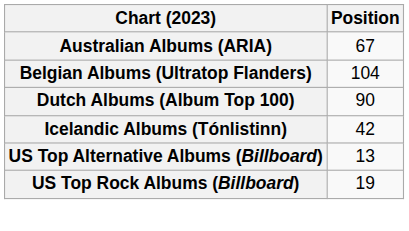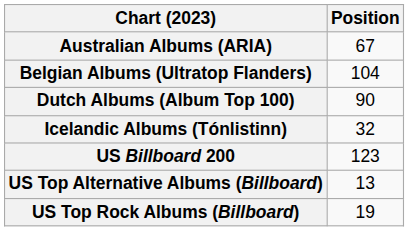(365, 128) 42 -> (365, 128) 32
+ row: (166, 156)
